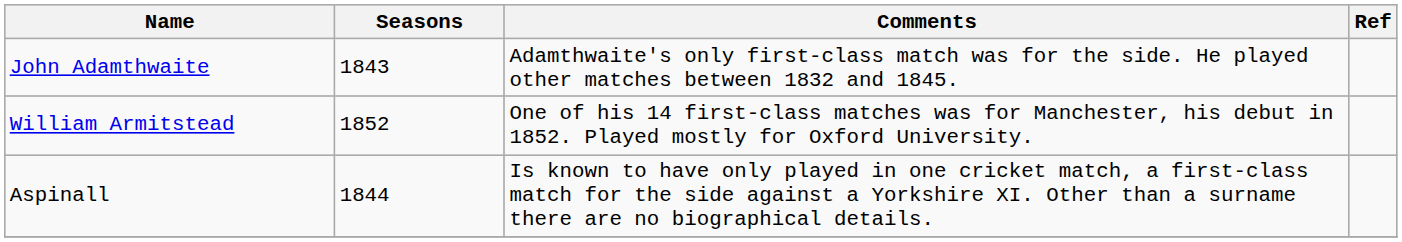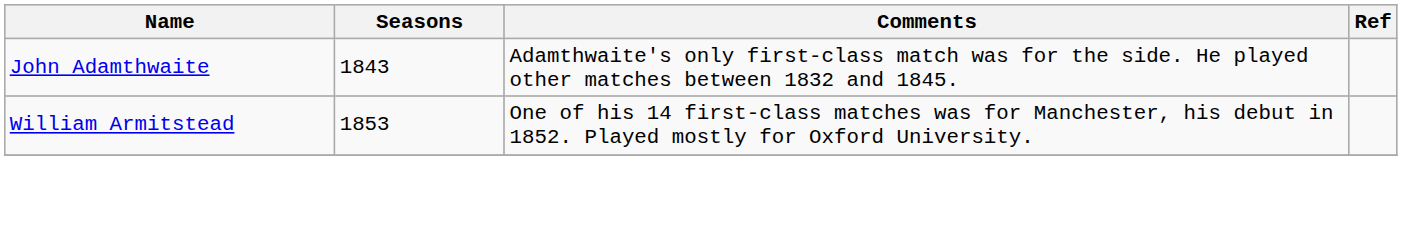(365, 126) 1852 -> (365, 126) 1853
- row: (60, 195)
